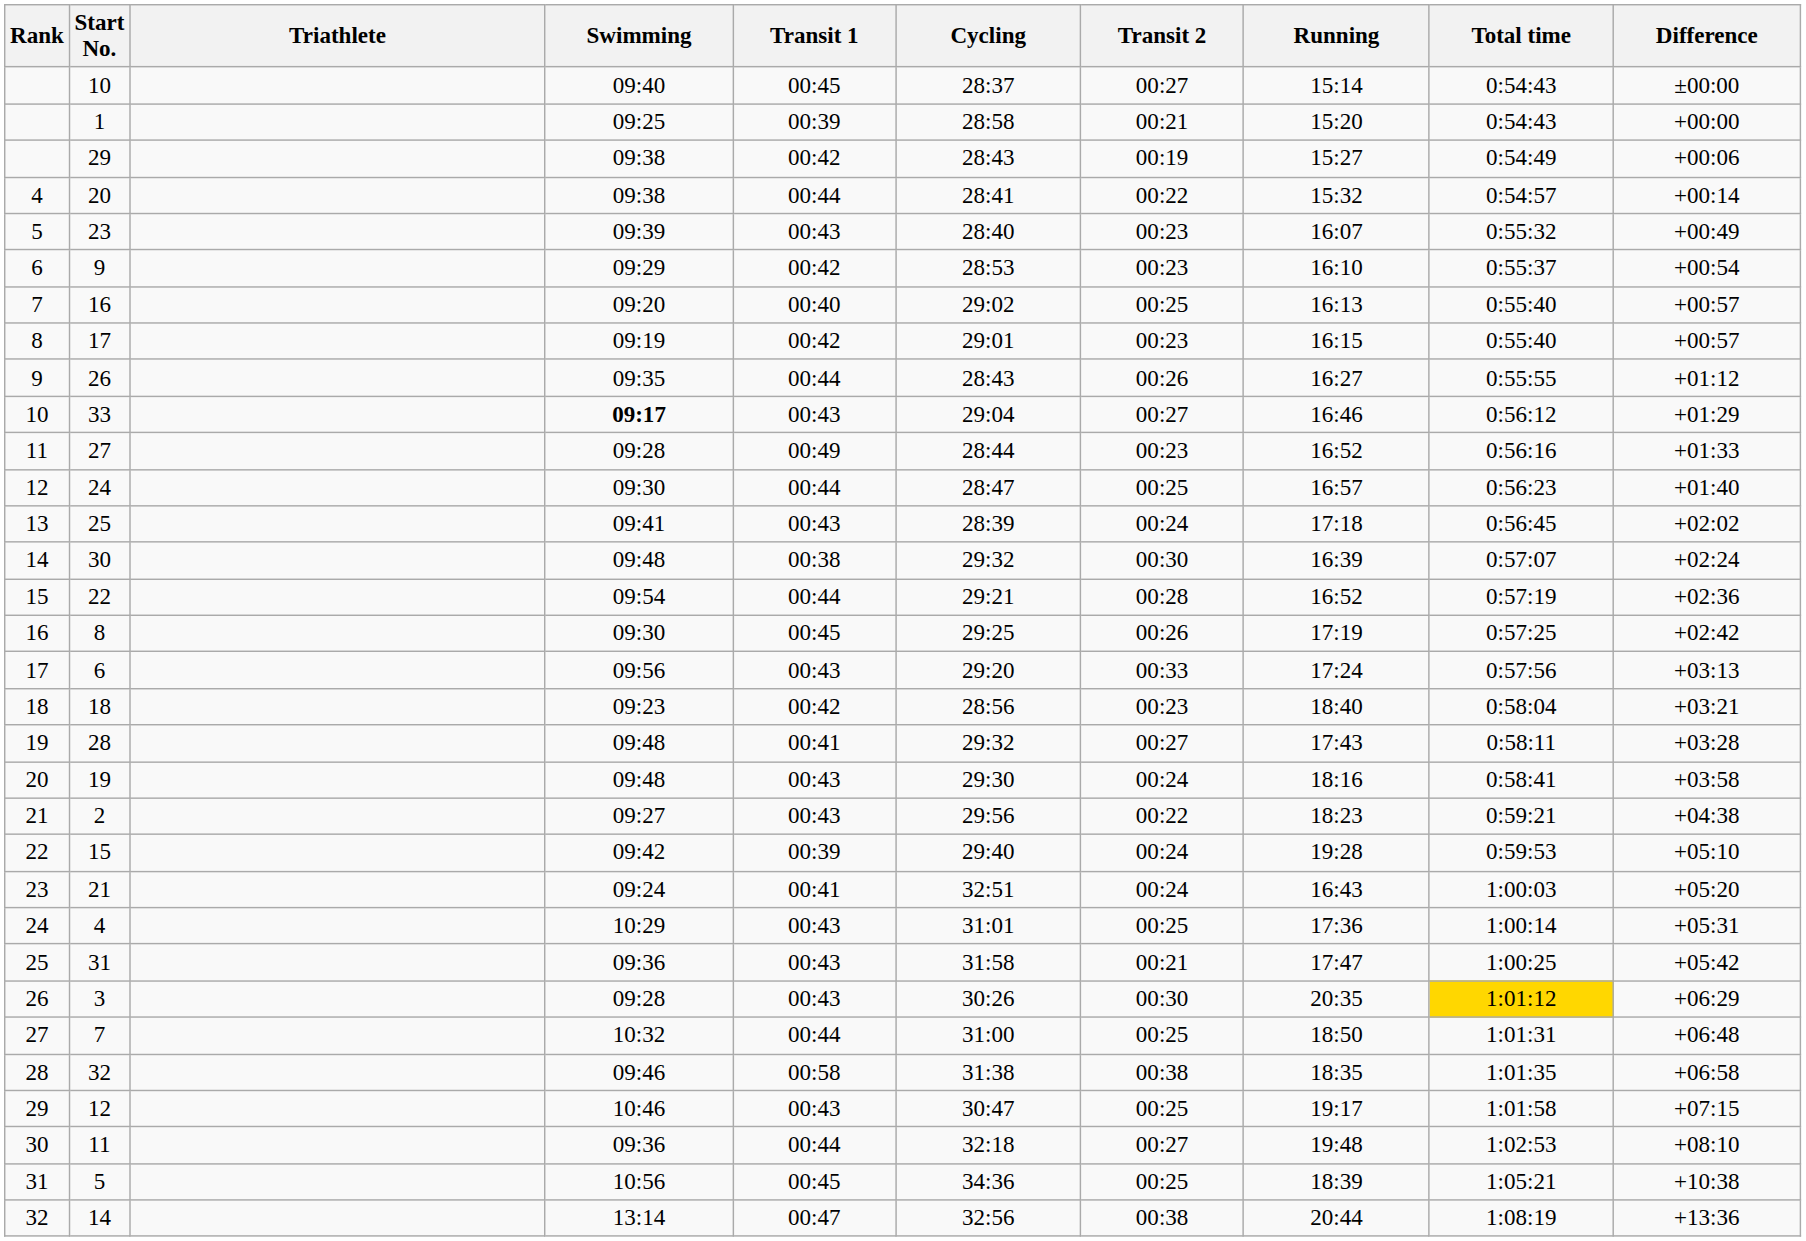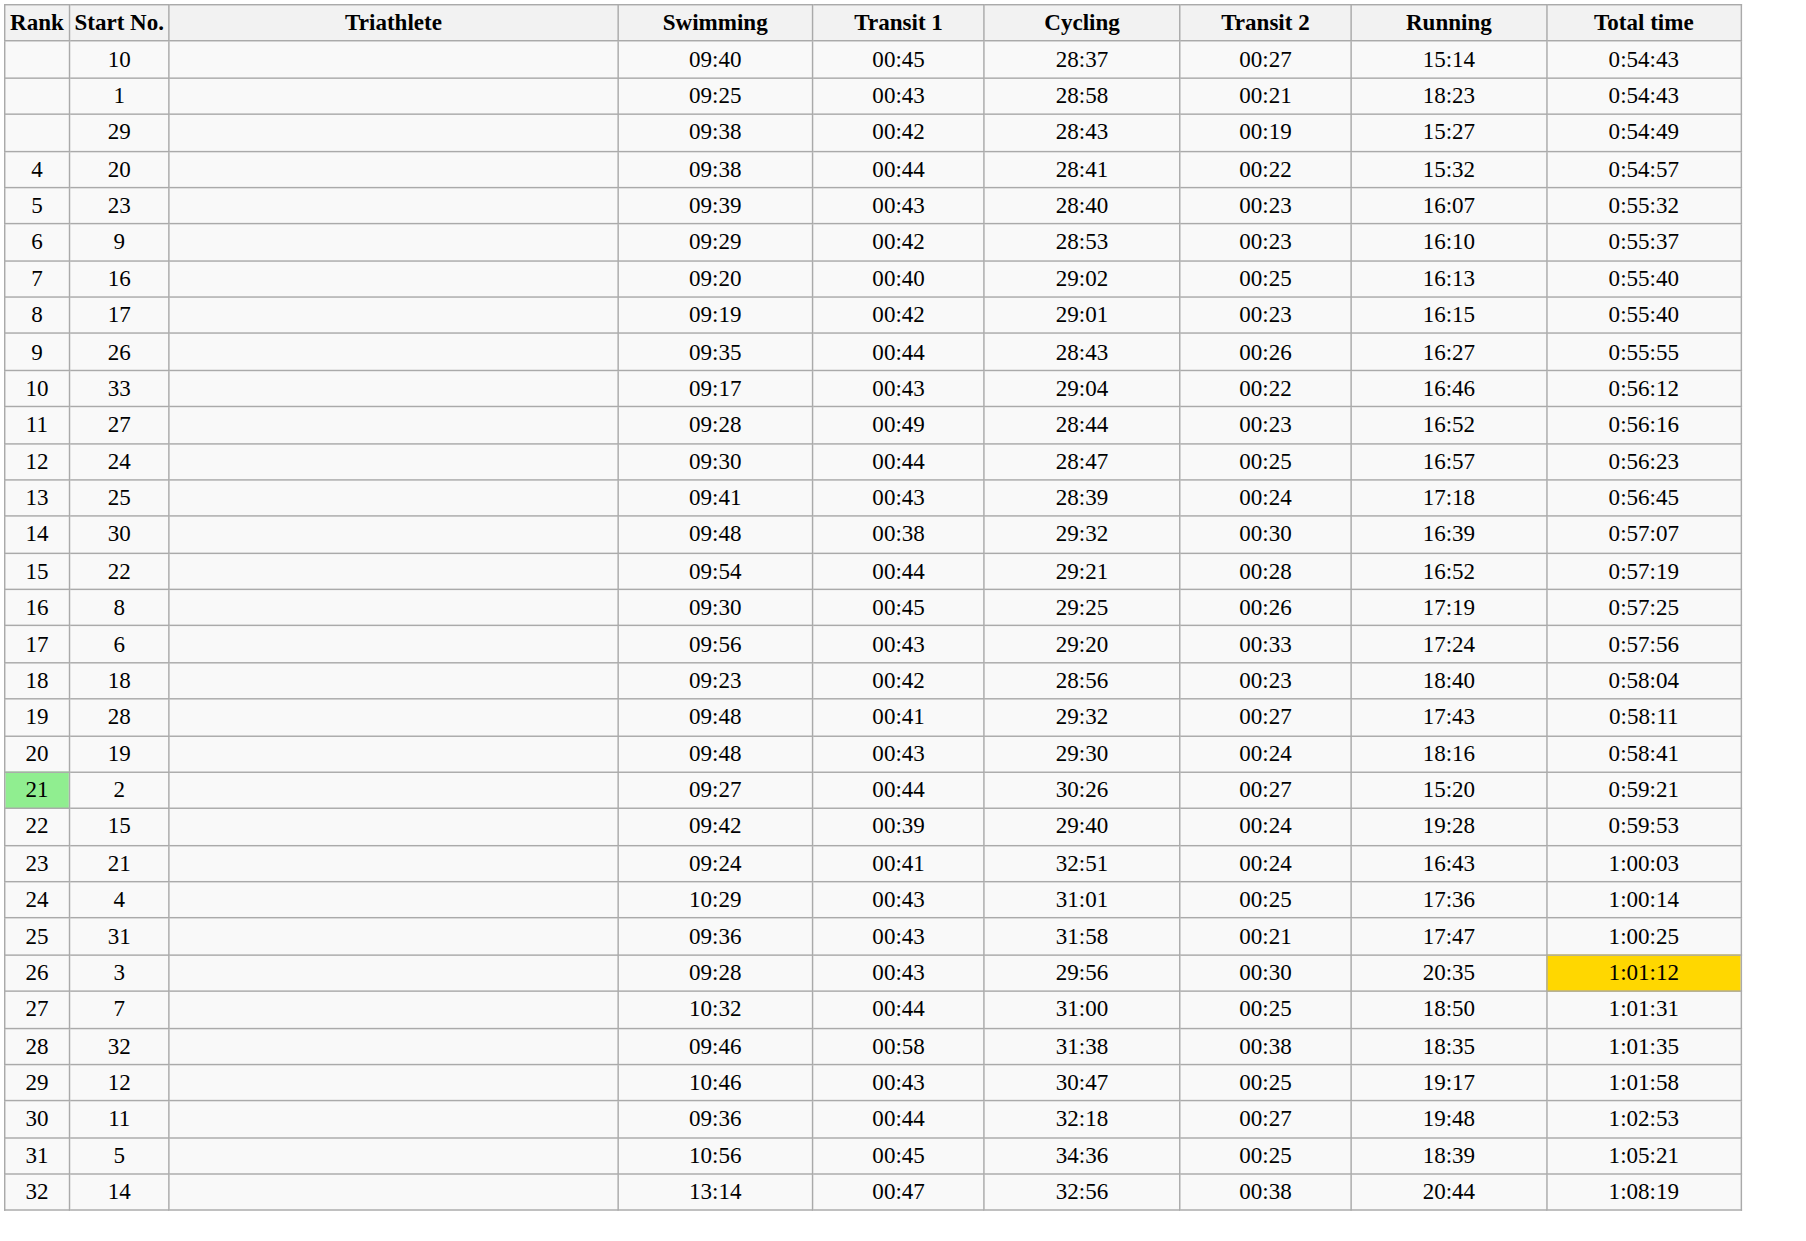- column: (1707, 35)
(814, 121) 00:39 -> (899, 95) 00:43
(1336, 121) 15:20 -> (1449, 95) 18:23
(639, 414) bold -> (715, 388) normal
(1162, 414) 00:27 -> (1265, 388) 00:22
(37, 816) no background -> (37, 790) lightgreen background
(814, 816) 00:43 -> (899, 790) 00:44
(988, 816) 29:56 -> (1082, 790) 30:26
(1162, 816) 00:22 -> (1265, 790) 00:27
(1336, 816) 18:23 -> (1449, 790) 15:20
(988, 998) 30:26 -> (1082, 972) 29:56
